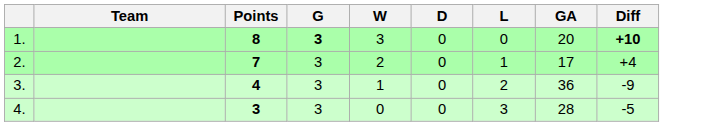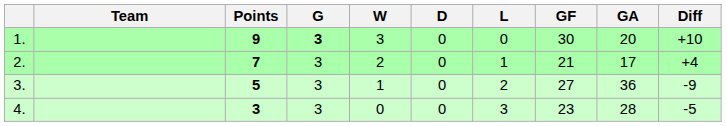+ column: (566, 16)
(256, 39) 8 -> (256, 39) 9
(628, 39) bold -> (690, 39) normal
(256, 86) 4 -> (256, 86) 5
